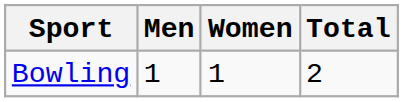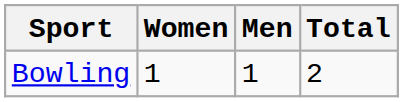columns swapped: (169, 28) <-> (250, 28)
